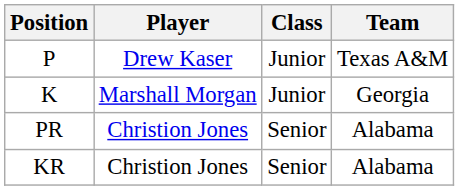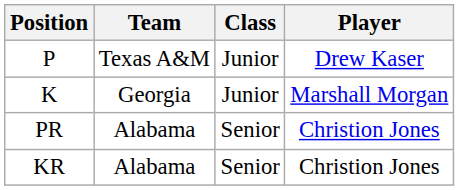columns swapped: (178, 22) <-> (393, 22)
